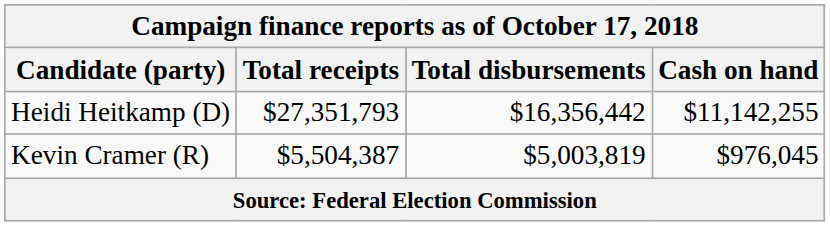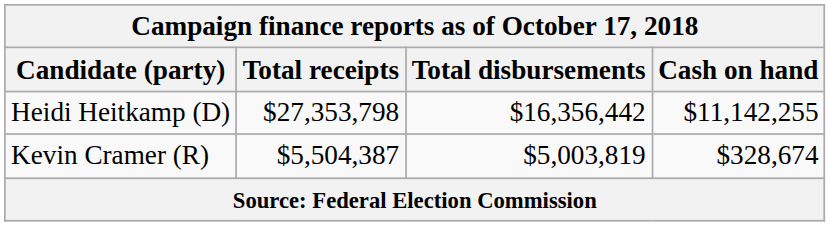(331, 112) $27,351,793 -> (331, 112) $27,353,798
(767, 155) $976,045 -> (767, 155) $328,674
